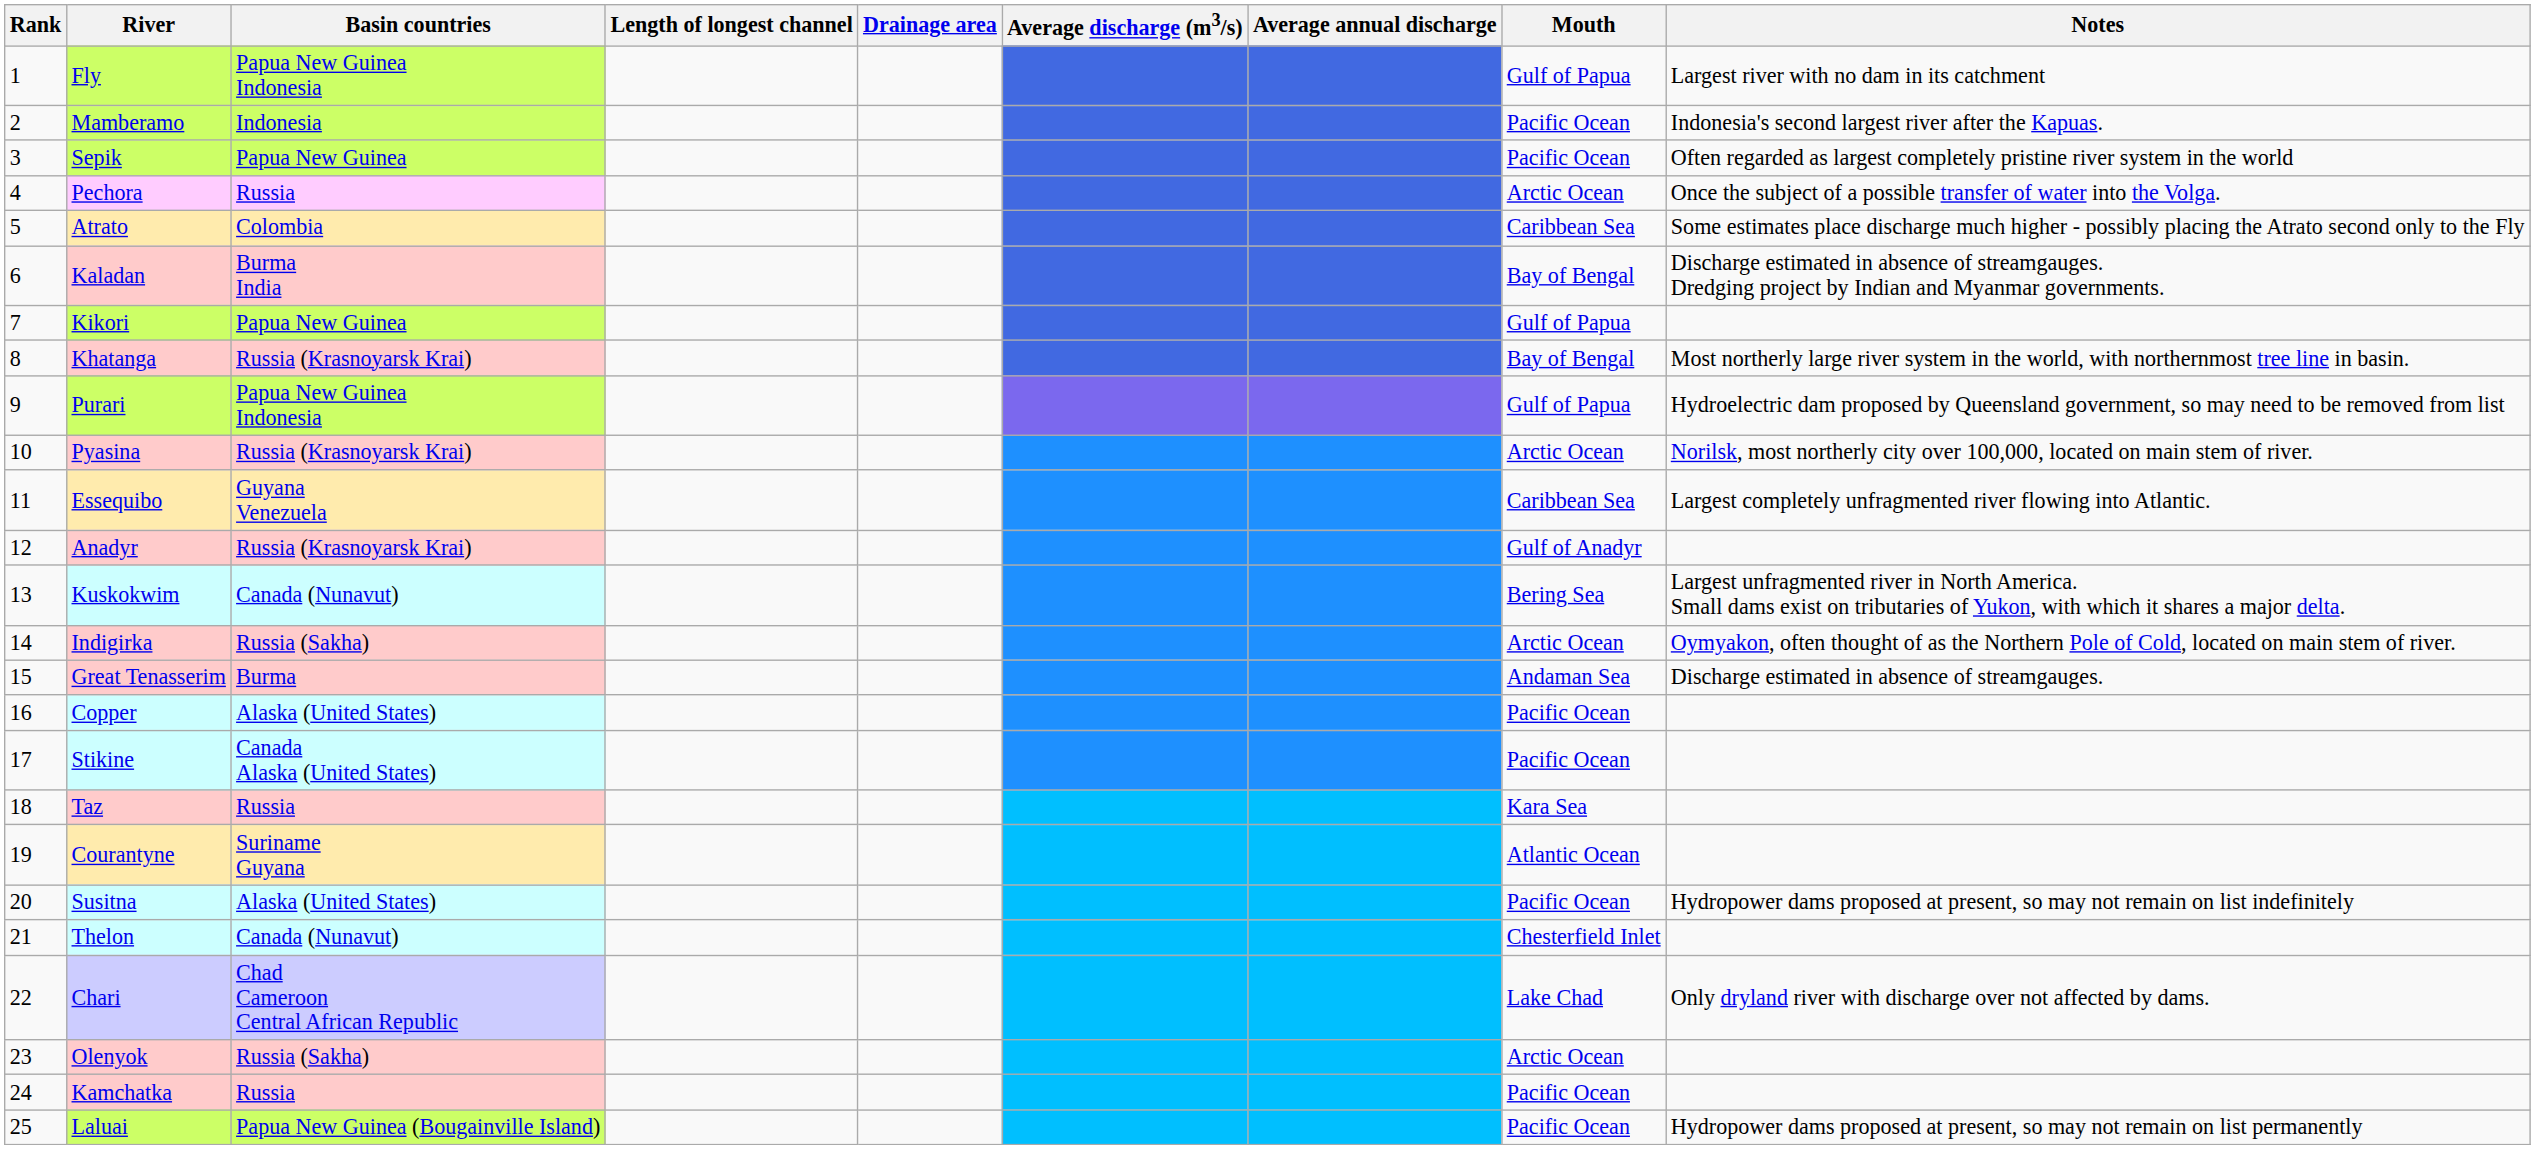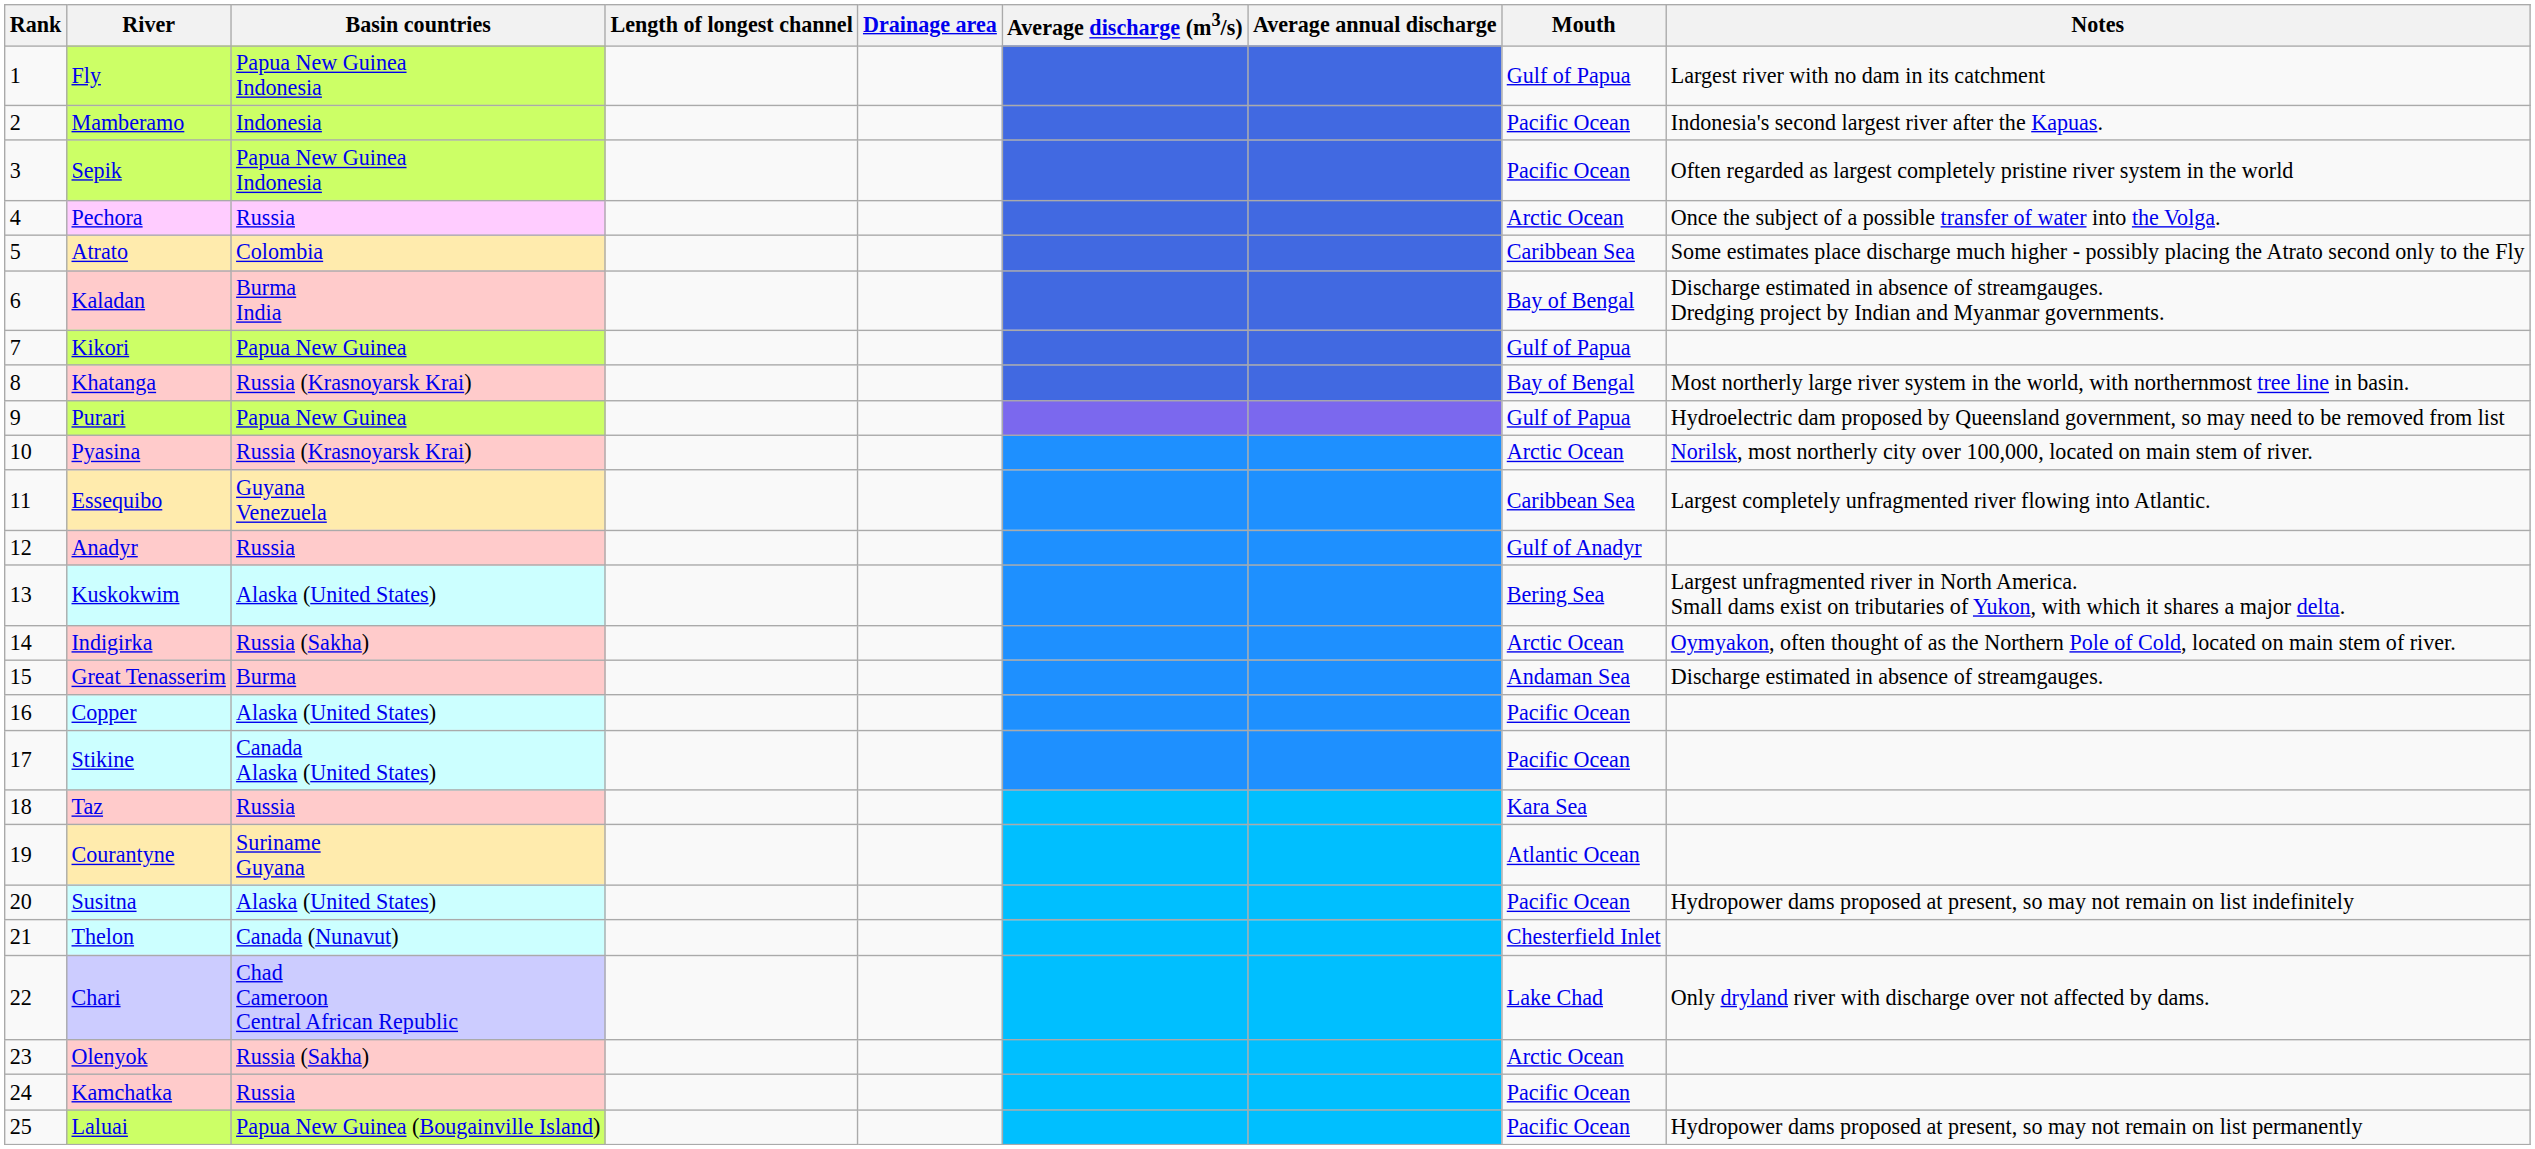(321, 157) Papua New Guinea -> (321, 170) Papua New Guinea Indonesia
(321, 405) Papua New Guinea Indonesia -> (321, 417) Papua New Guinea
(354, 547) Russia (Krasnoyarsk Krai) -> (266, 547) Russia
(317, 594) Canada (Nunavut) -> (336, 594) Alaska (United States)
